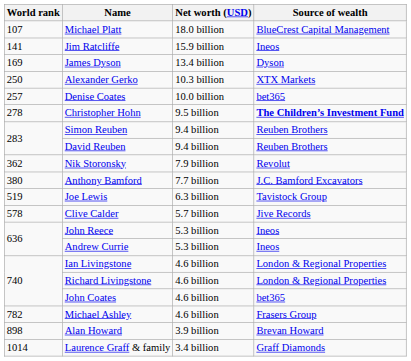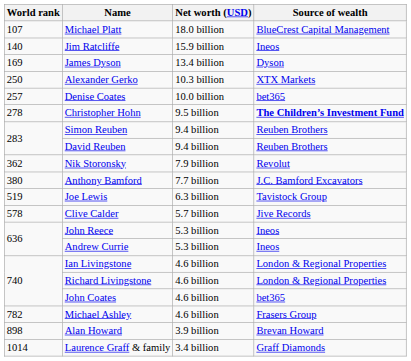(15, 46) 141 -> (15, 46) 140
